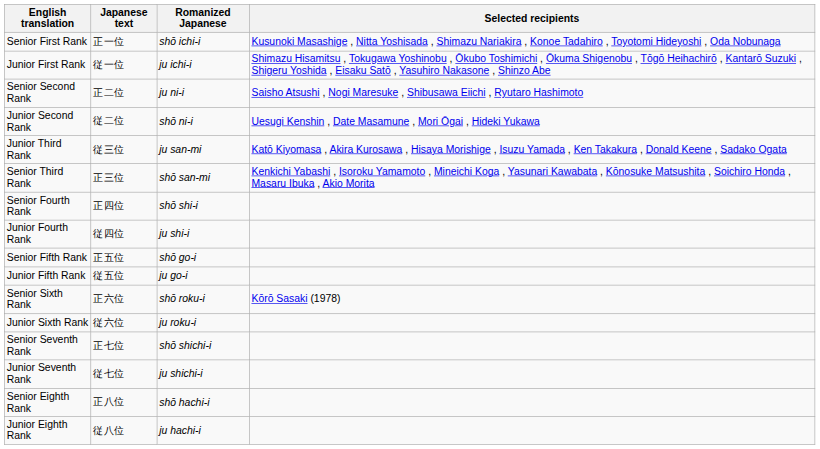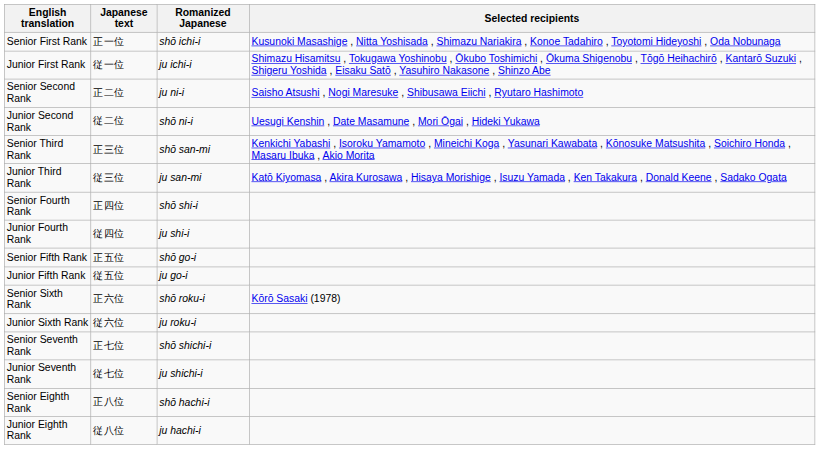rows swapped: (35, 178) <-> (34, 149)
